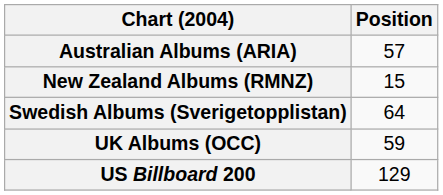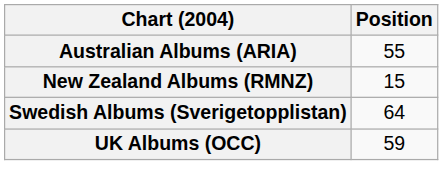(394, 50) 57 -> (394, 50) 55
- row: (178, 174)
